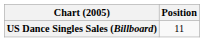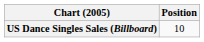(179, 28) 11 -> (179, 28) 10
